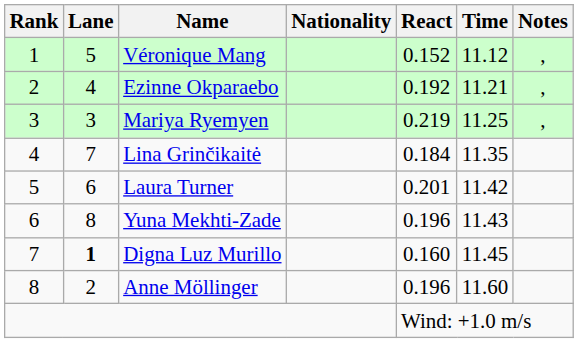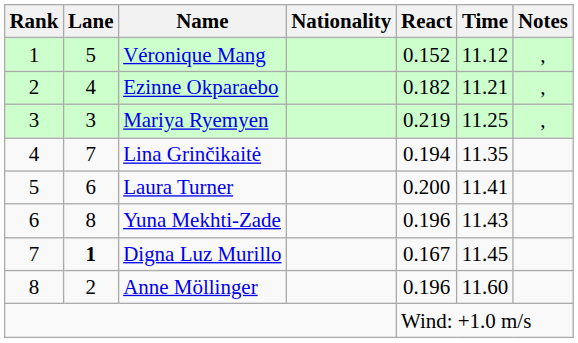(427, 87) 0.192 -> (427, 87) 0.182
(427, 154) 0.184 -> (427, 154) 0.194
(427, 187) 0.201 -> (427, 187) 0.200
(485, 187) 11.42 -> (485, 187) 11.41
(427, 253) 0.160 -> (427, 253) 0.167
